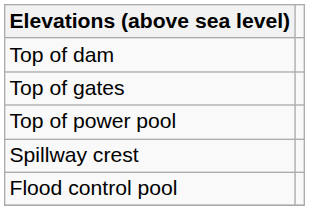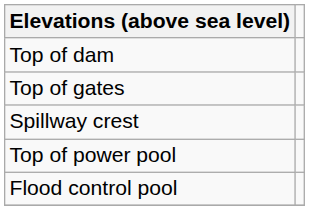rows swapped: (74, 155) <-> (93, 121)
